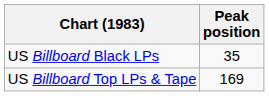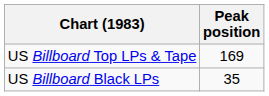rows swapped: (102, 79) <-> (84, 56)
